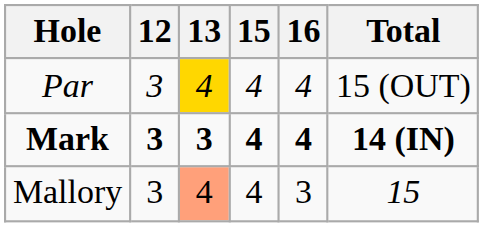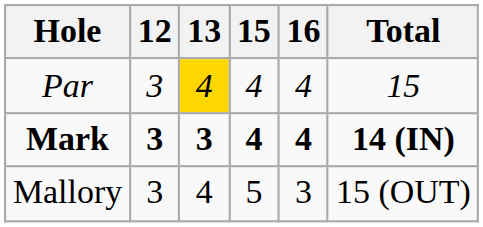(403, 85) 15 (OUT) -> (403, 85) 15
(204, 192) lightsalmon background -> (204, 192) no background
(254, 192) 4 -> (254, 192) 5
(403, 192) 15 -> (403, 192) 15 (OUT)
